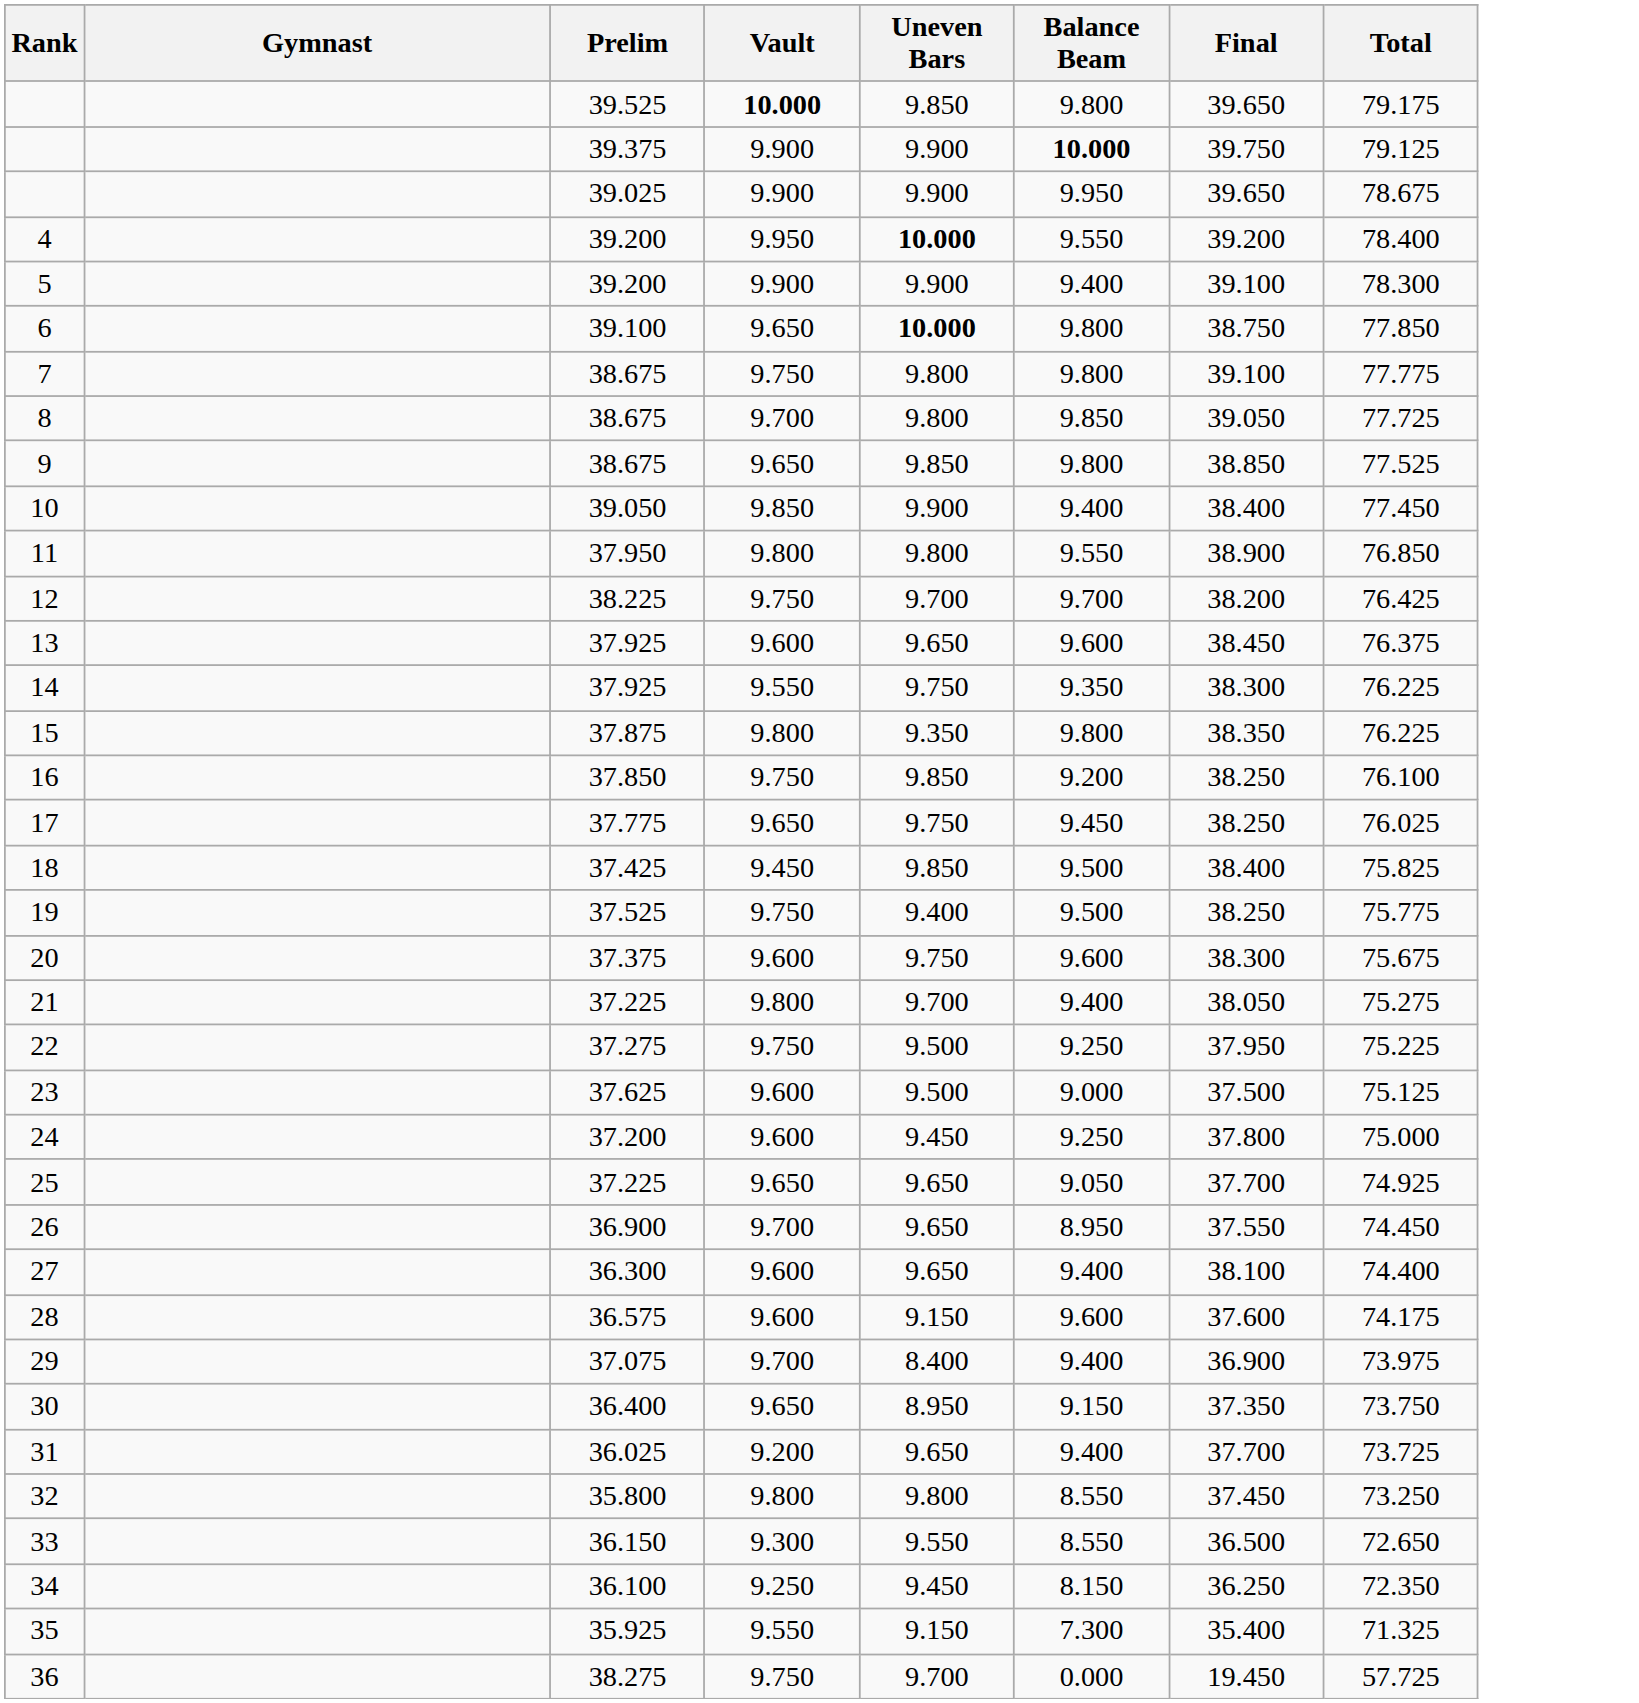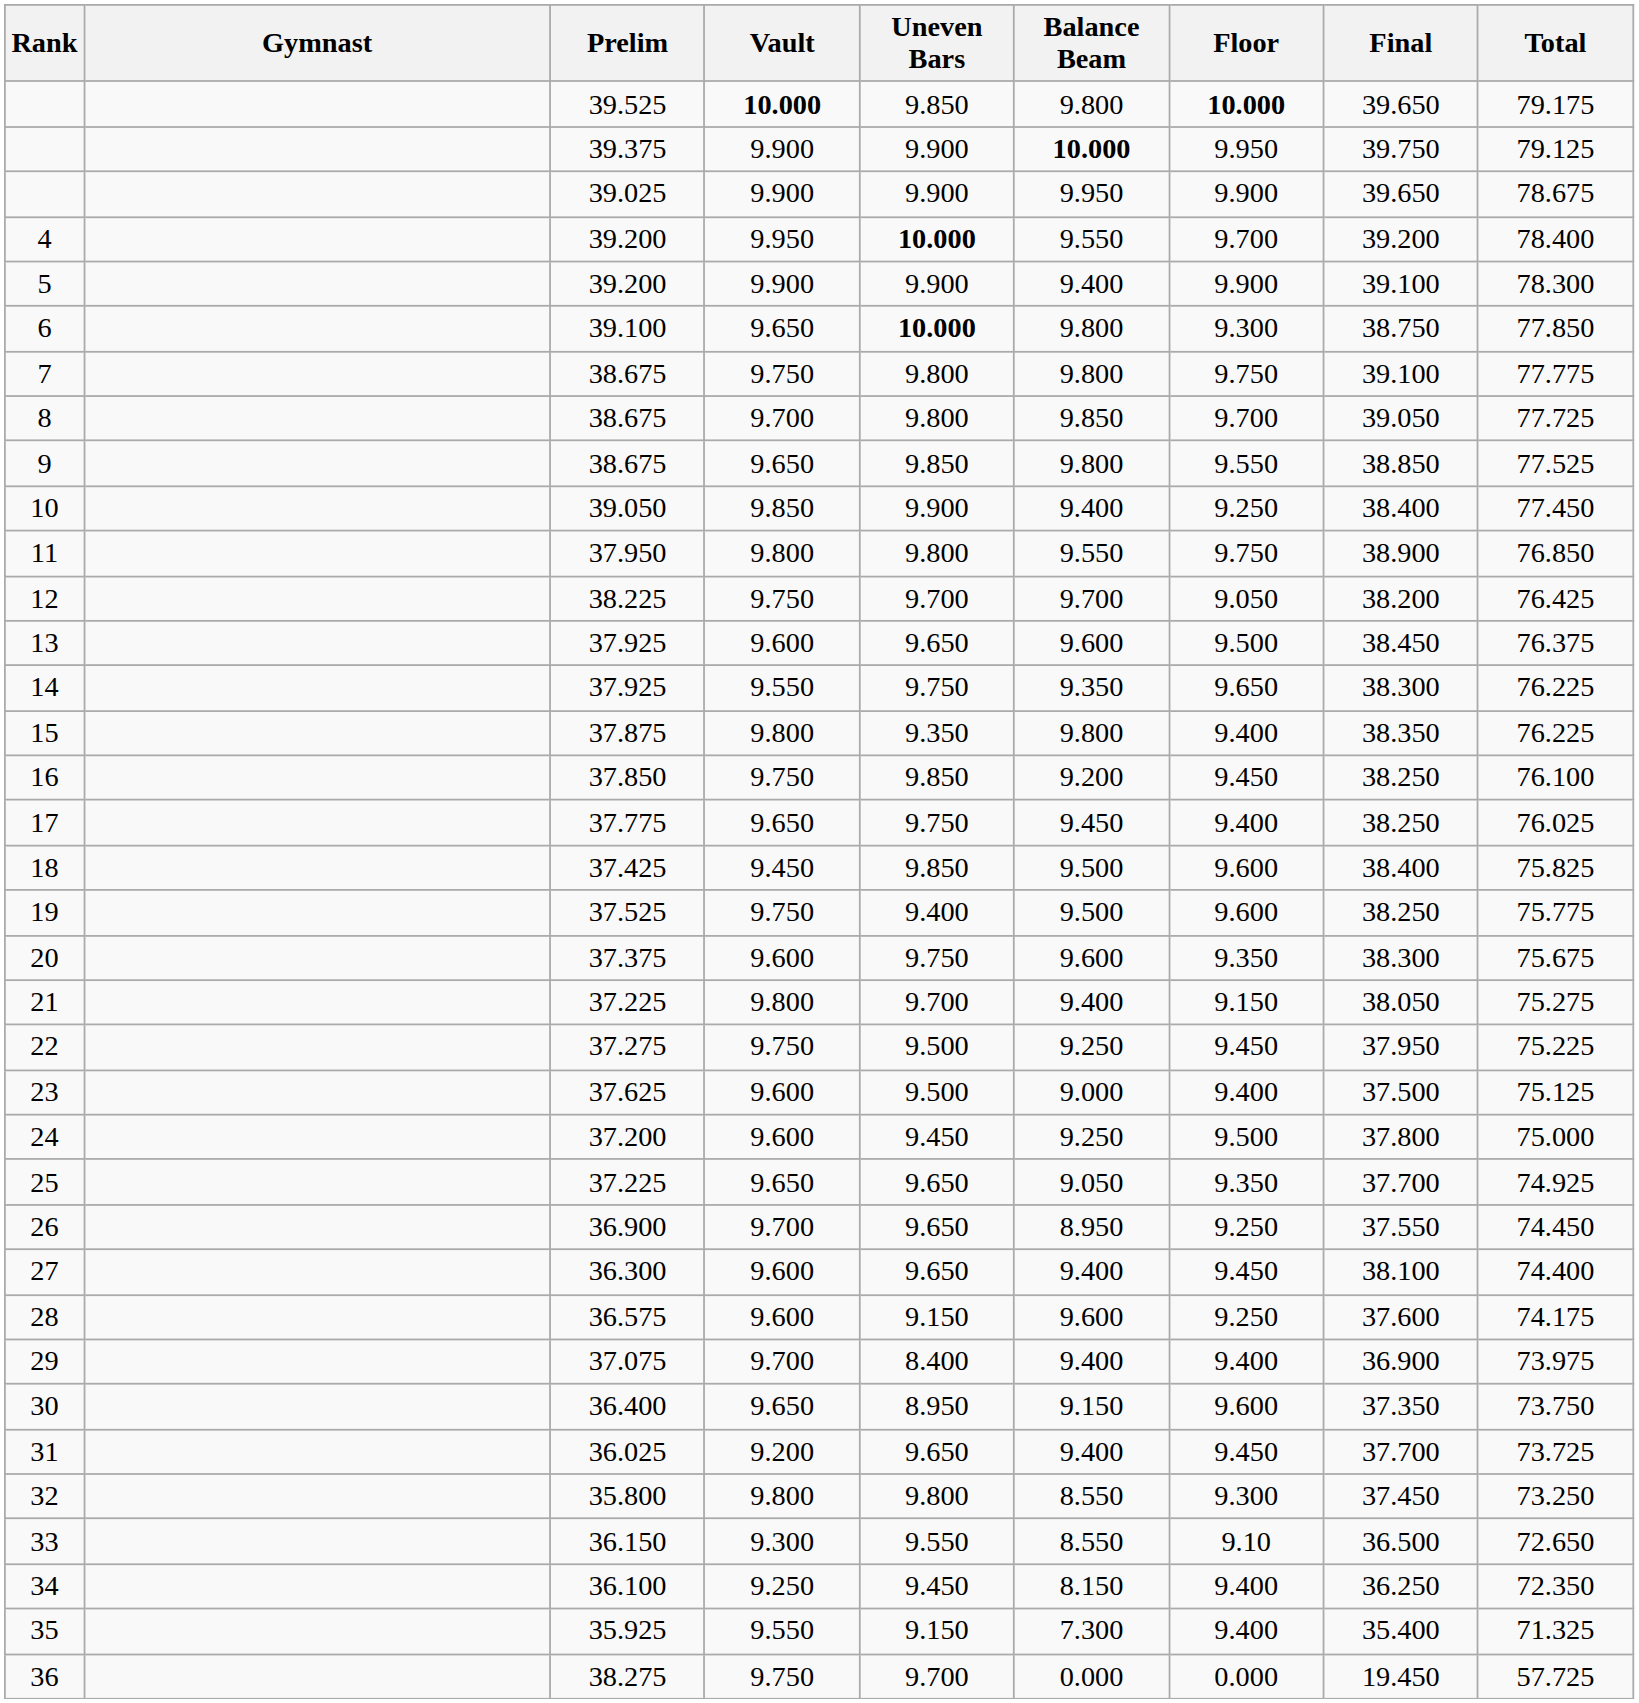+ column: (1246, 42)
